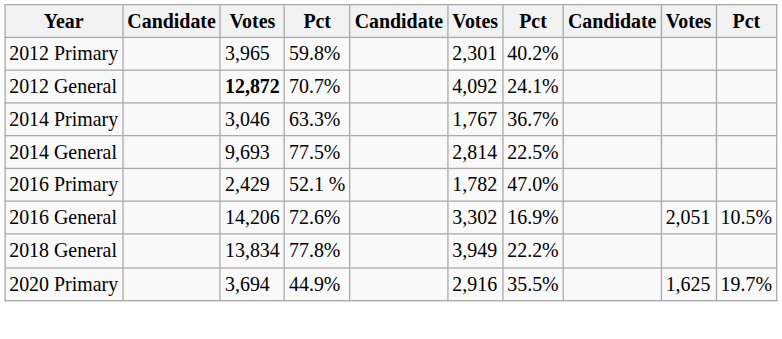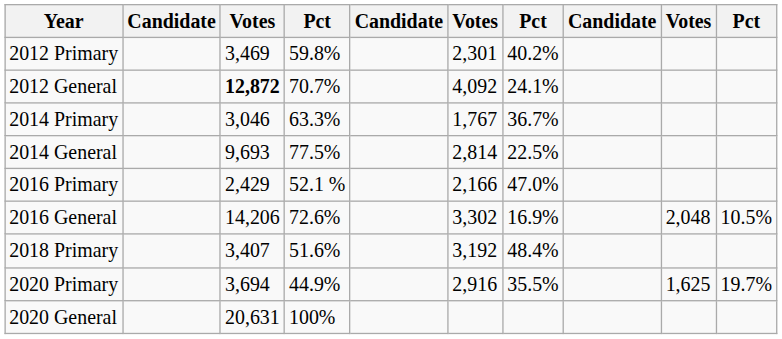(247, 53) 3,965 -> (247, 53) 3,469
(475, 185) 1,782 -> (475, 185) 2,166
(688, 217) 2,051 -> (688, 217) 2,048
+ row: (64, 250)
- row: (63, 250)
+ row: (63, 316)
